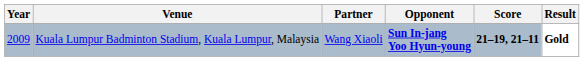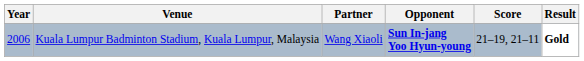(19, 40) 2009 -> (19, 40) 2006
(508, 40) bold -> (508, 40) normal
